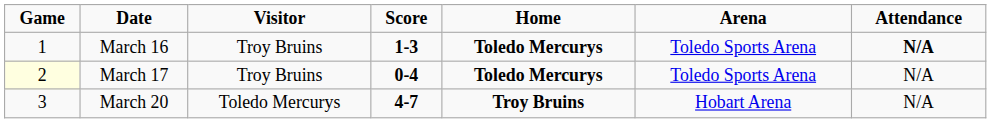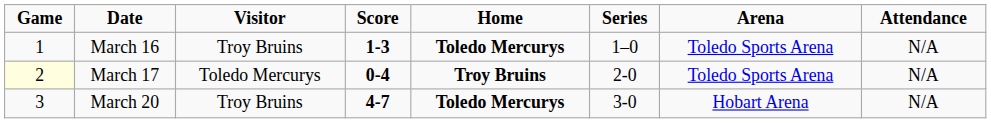+ column: (625, 18)
(919, 46) bold -> (923, 46) normal
(280, 74) Troy Bruins -> (260, 74) Toledo Mercurys
(538, 74) Toledo Mercurys -> (500, 74) Troy Bruins
(280, 103) Toledo Mercurys -> (260, 103) Troy Bruins
(538, 103) Troy Bruins -> (500, 103) Toledo Mercurys
